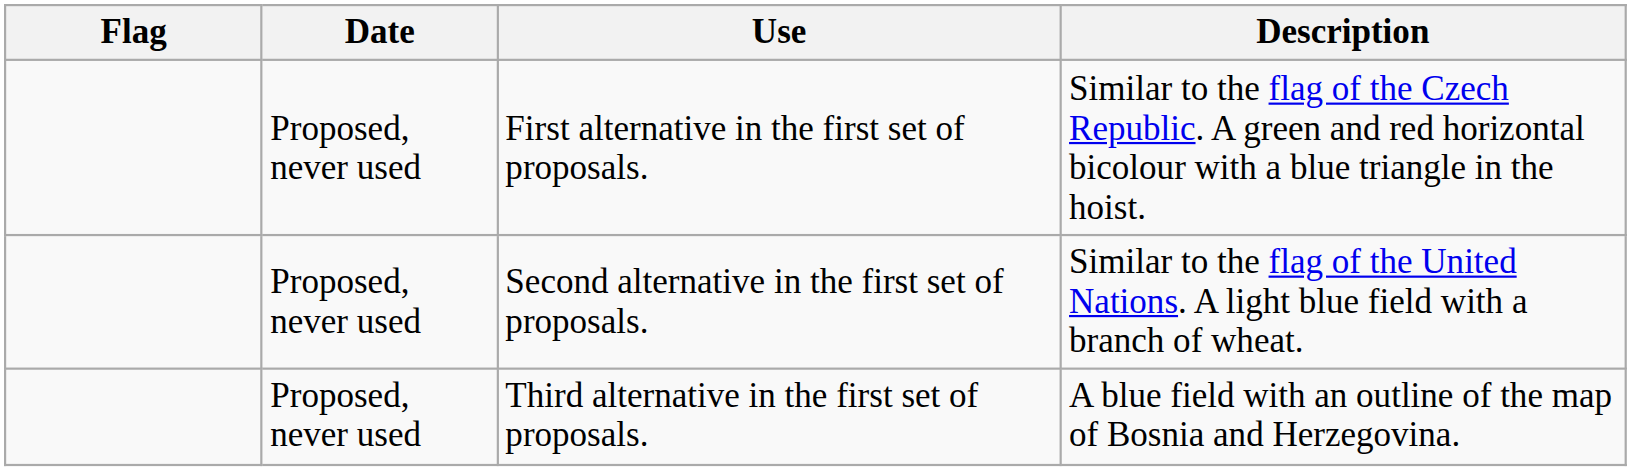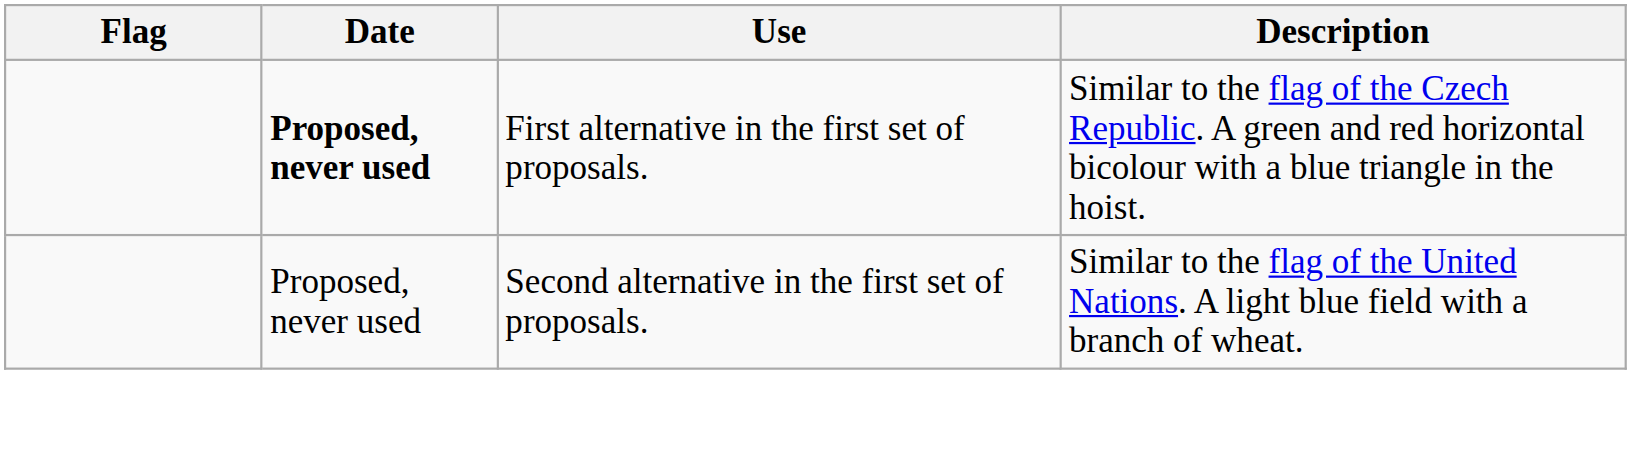(346, 146) normal -> (350, 146) bold
- row: (742, 415)
